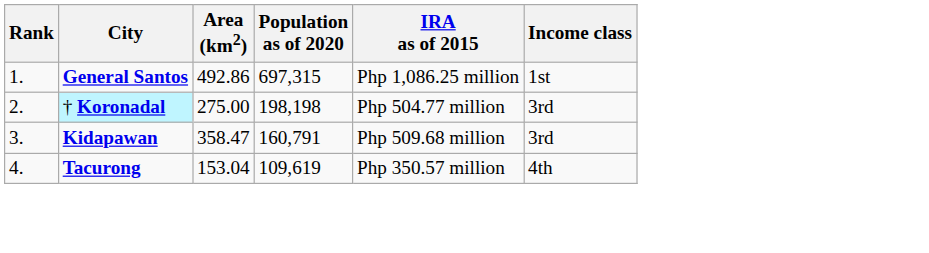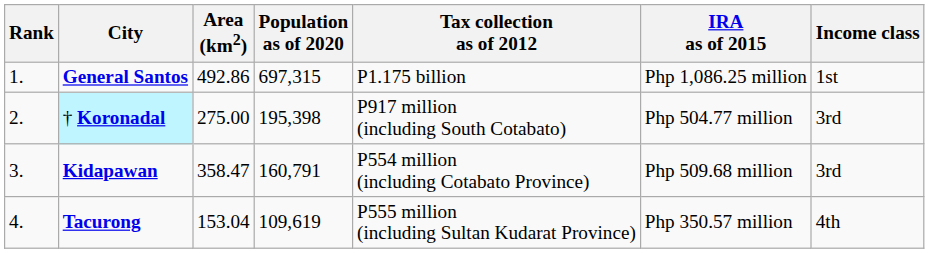+ column: (496, 33)
(290, 107) 198,198 -> (290, 118) 195,398
